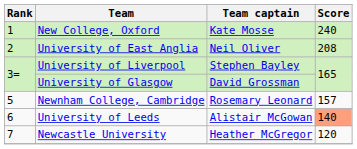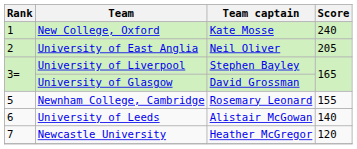(327, 48) 208 -> (327, 48) 205
(327, 100) 157 -> (327, 100) 155
(327, 117) lightsalmon background -> (327, 117) no background
